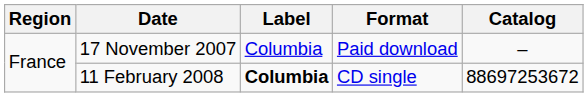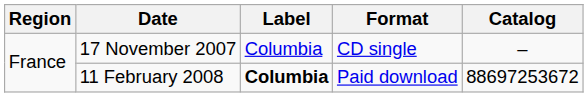(397, 48) Paid download -> (377, 48) CD single
(377, 77) CD single -> (397, 77) Paid download
